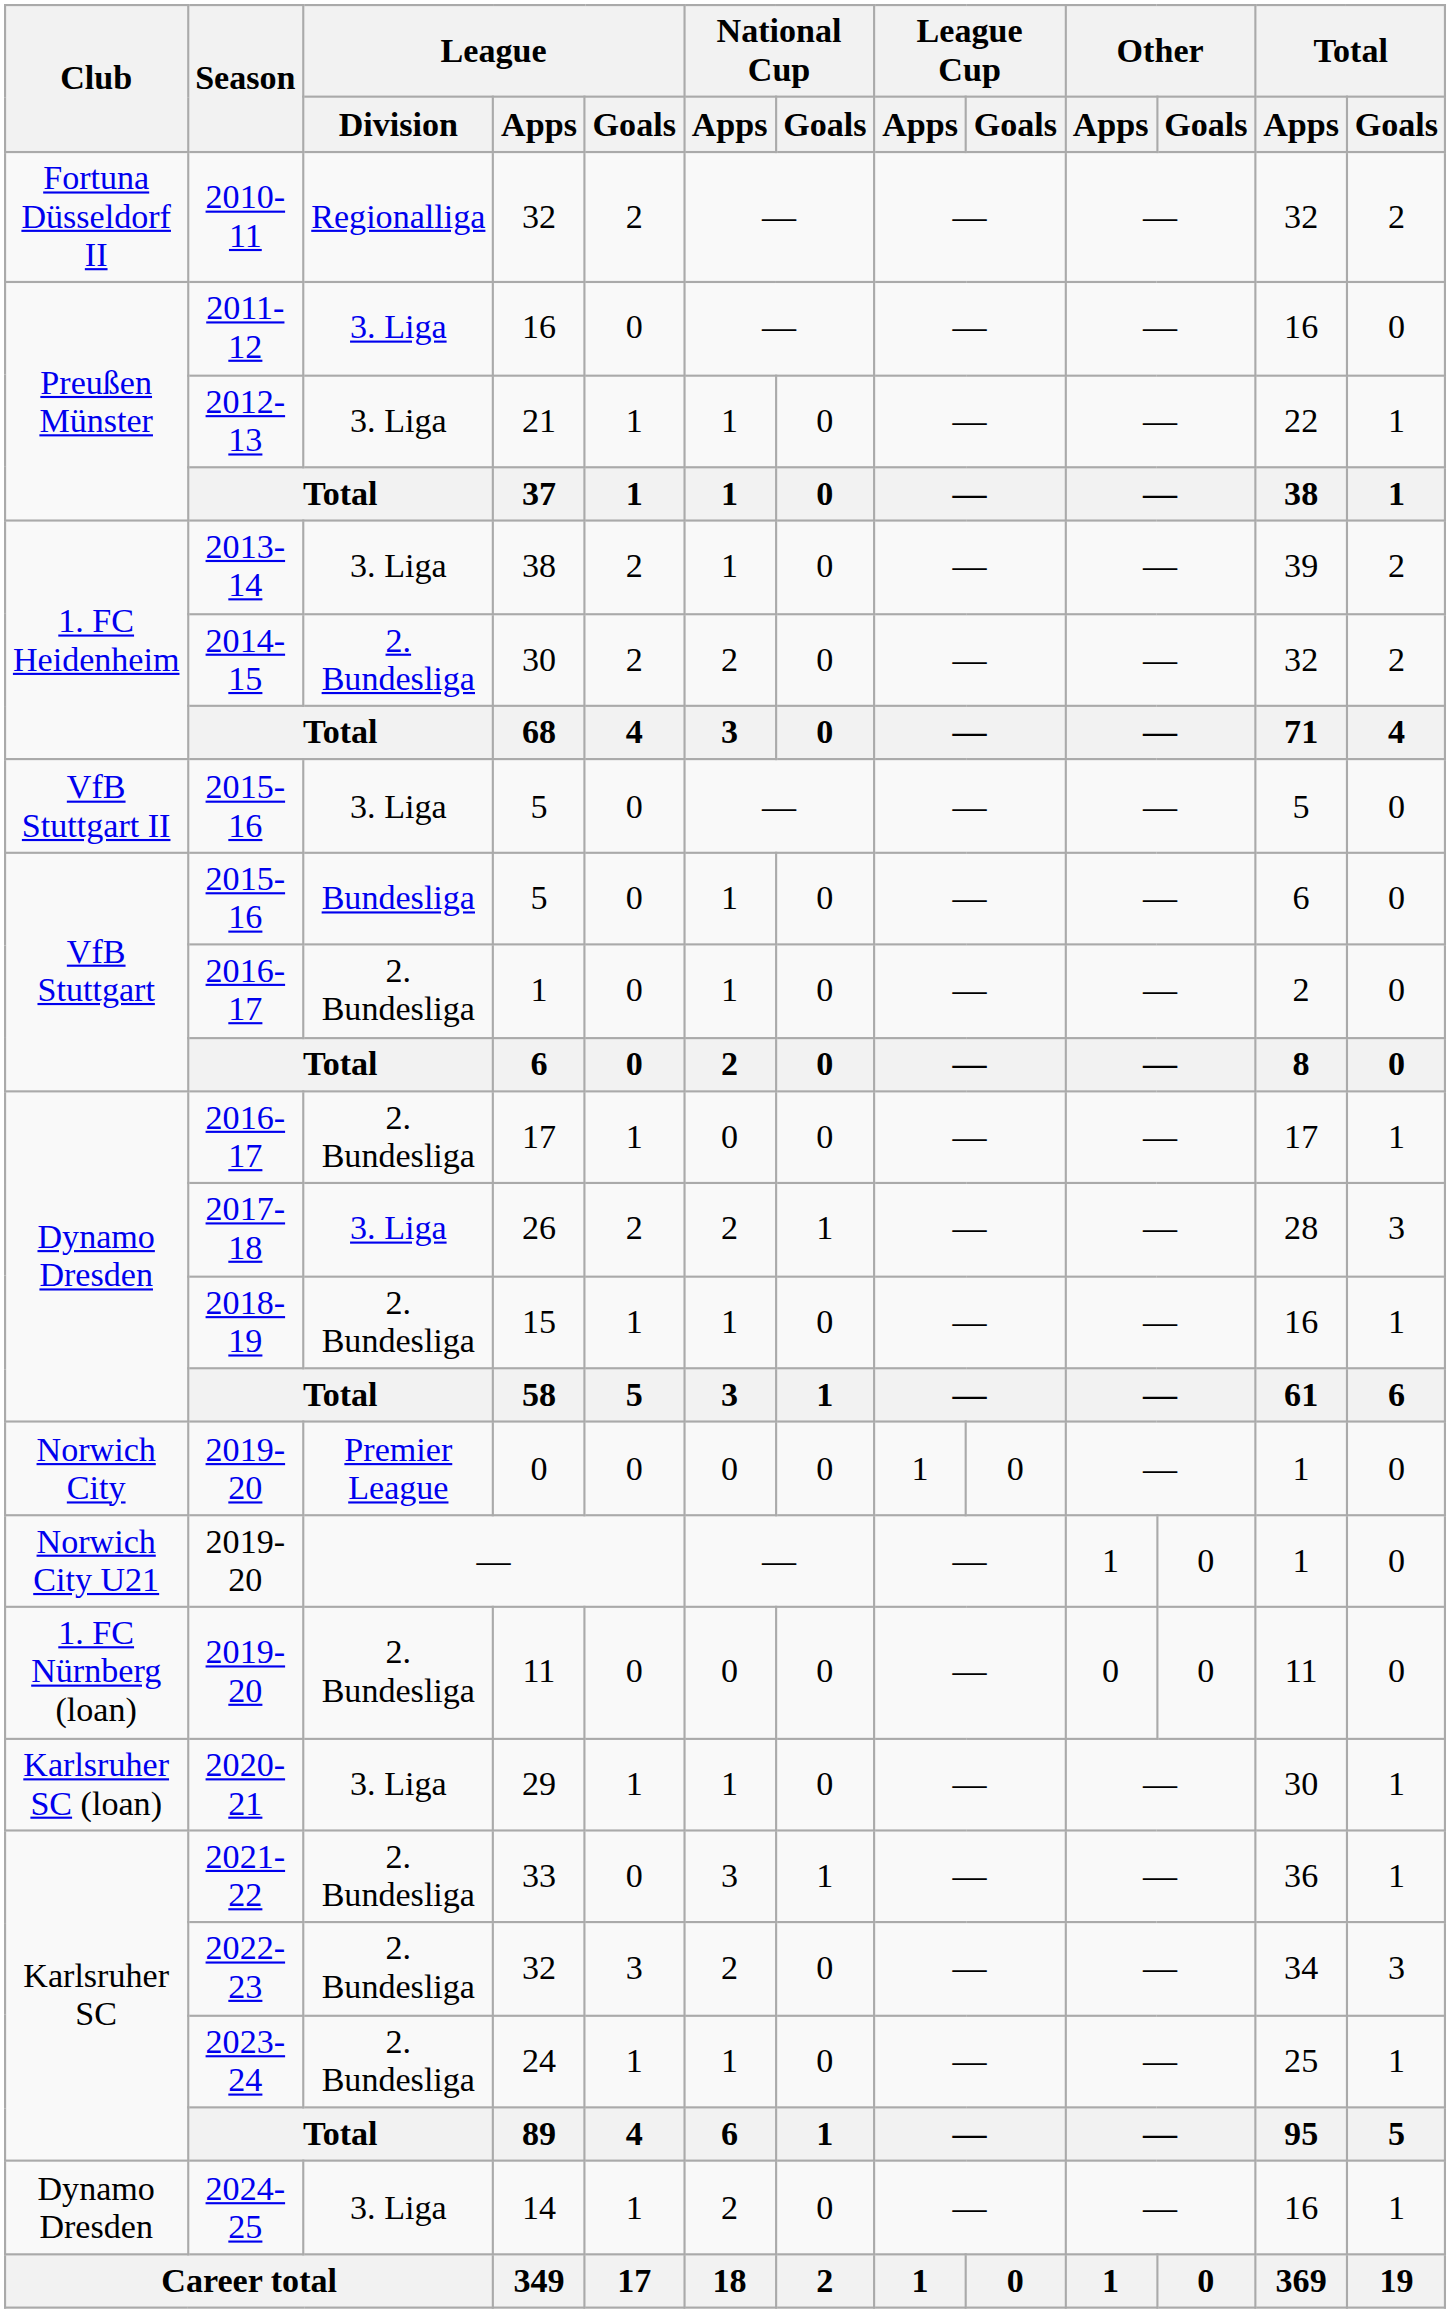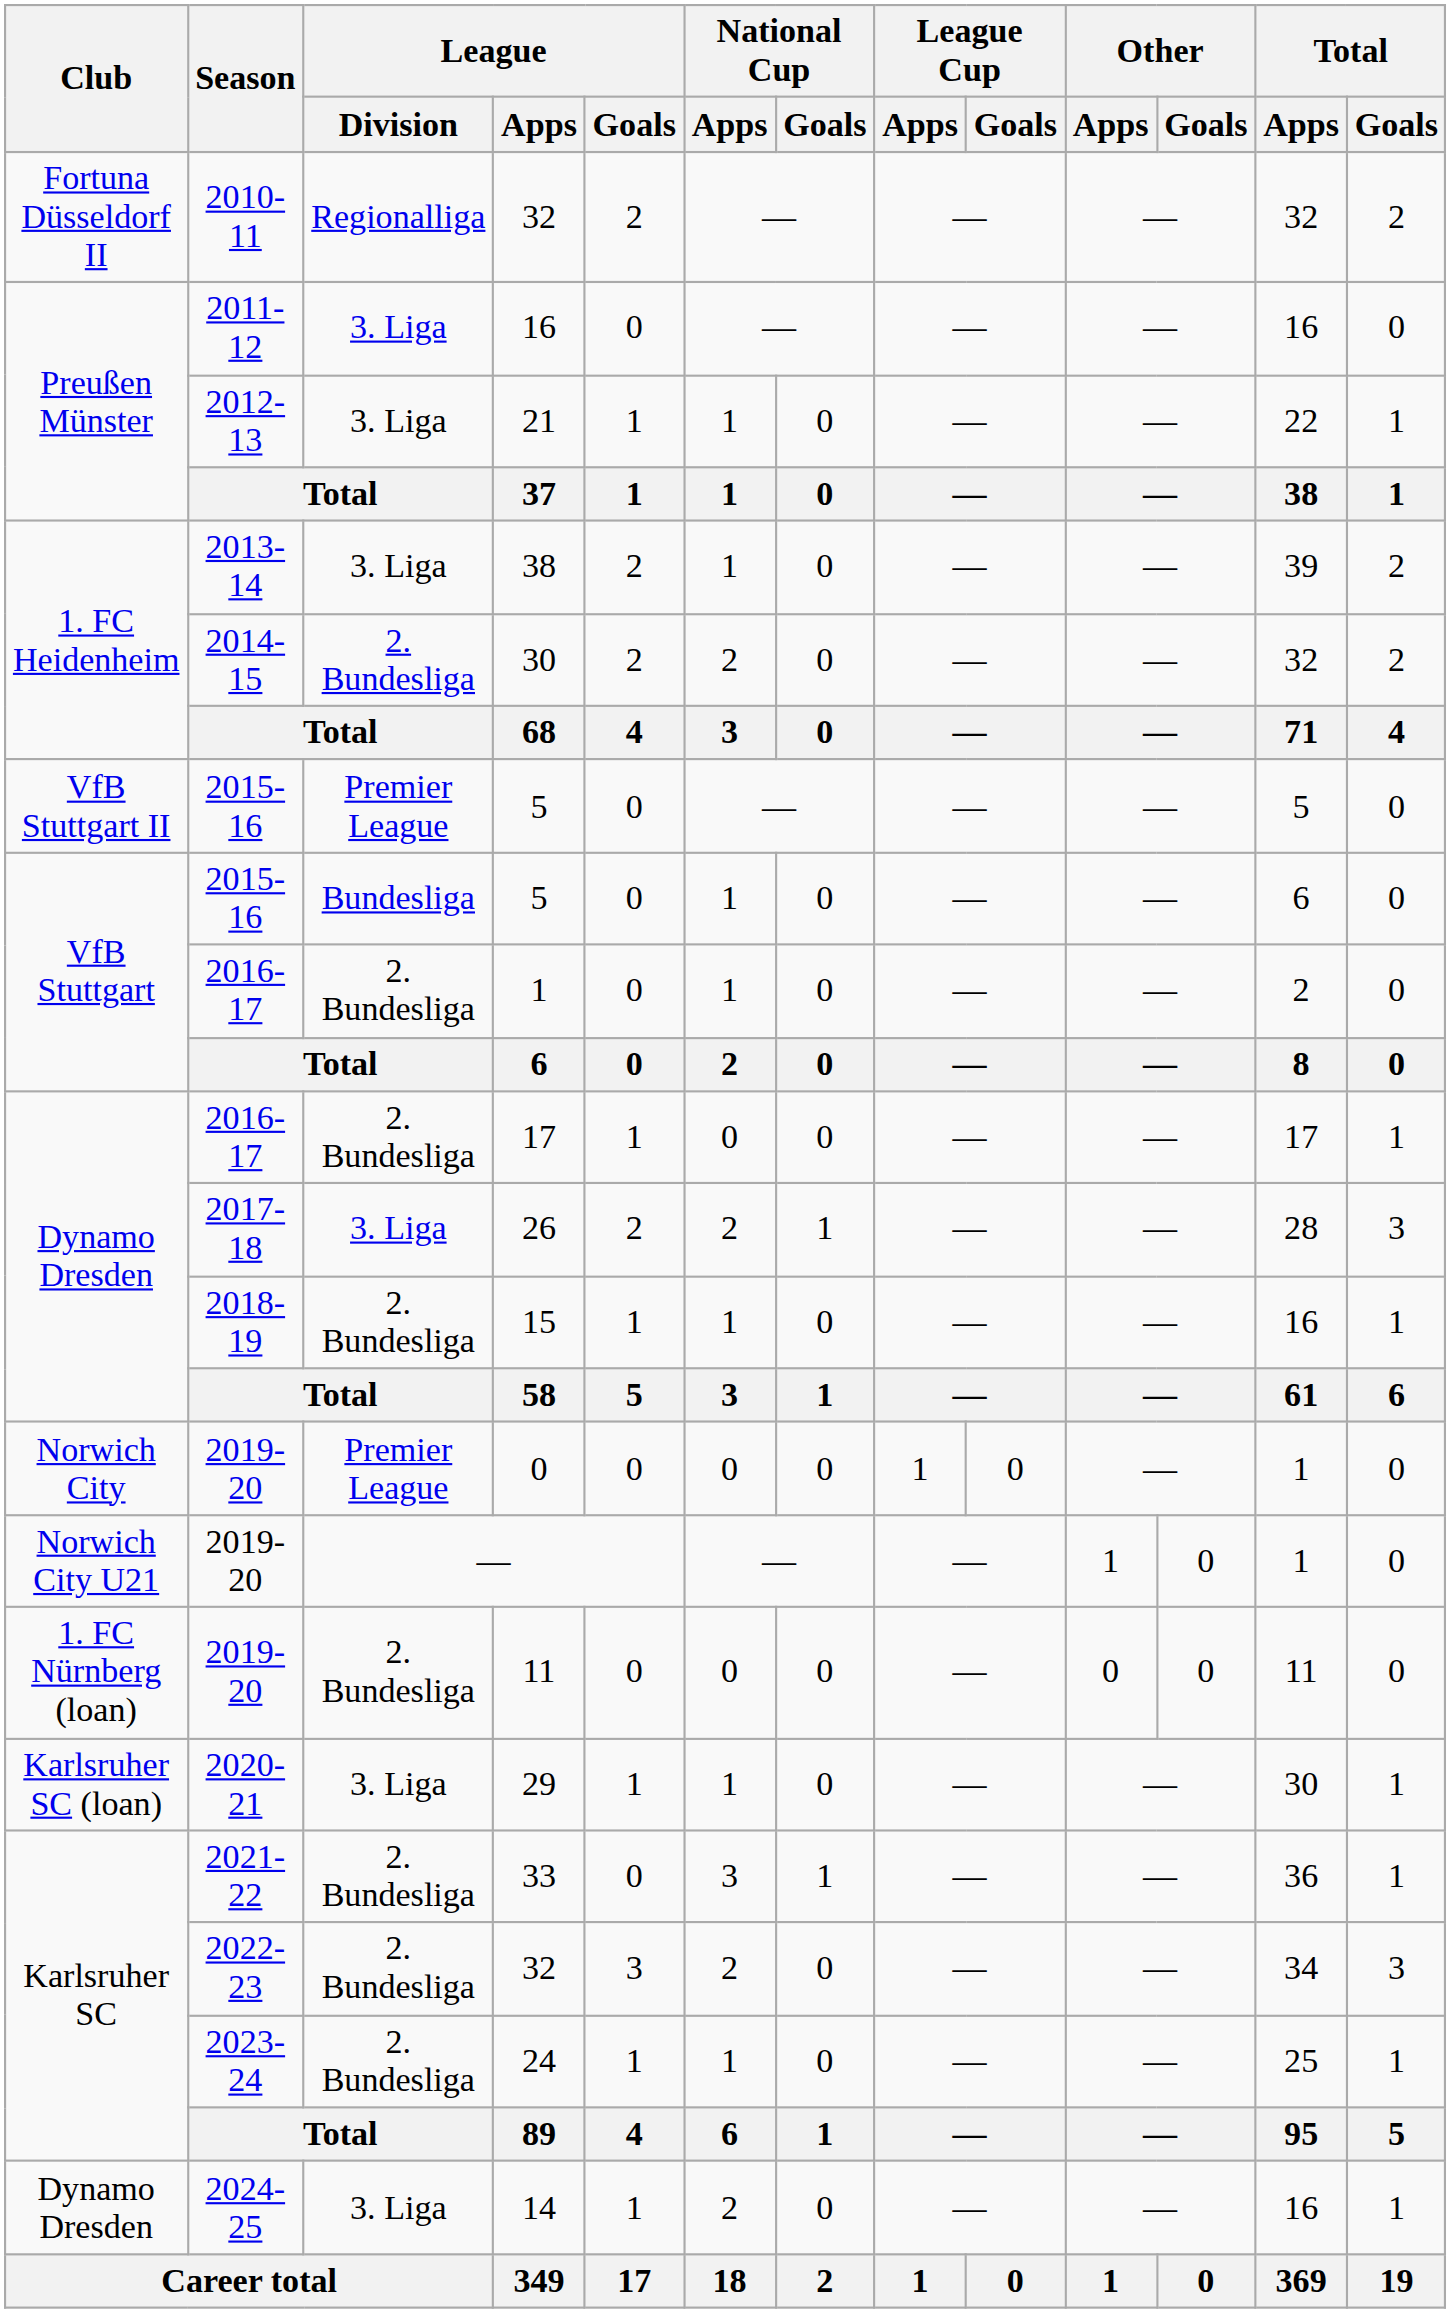(398, 805) 3. Liga -> (398, 805) Premier League
